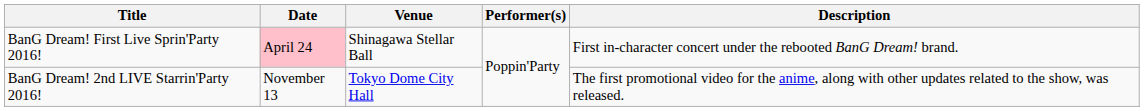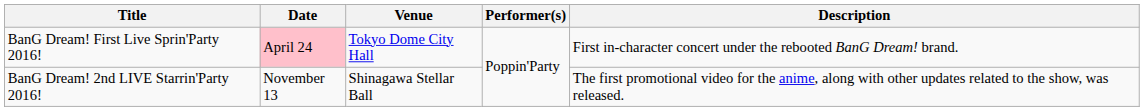(401, 47) Shinagawa Stellar Ball -> (401, 47) Tokyo Dome City Hall
(401, 86) Tokyo Dome City Hall -> (401, 86) Shinagawa Stellar Ball
